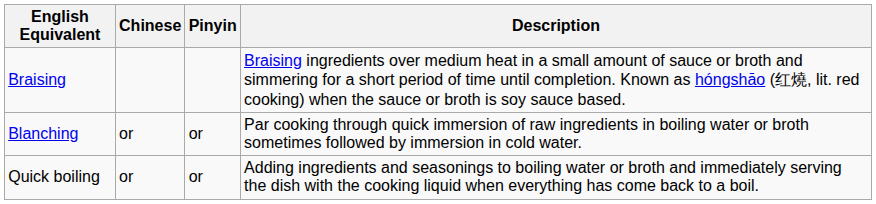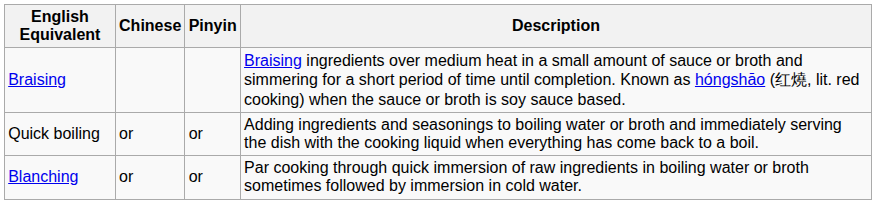rows swapped: (54, 177) <-> (43, 133)
